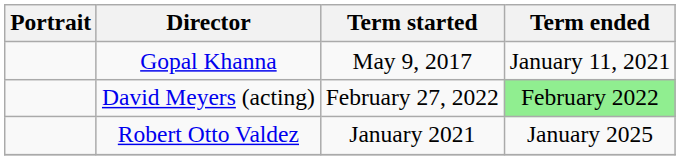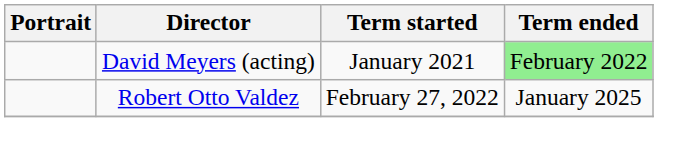- row: (208, 60)
(412, 97) February 27, 2022 -> (412, 60) January 2021
(412, 135) January 2021 -> (412, 97) February 27, 2022
